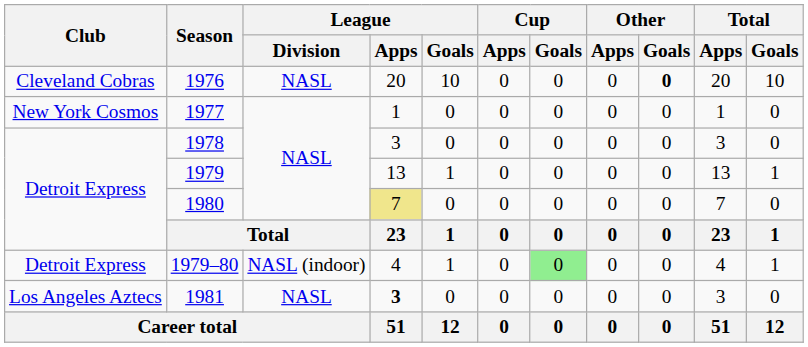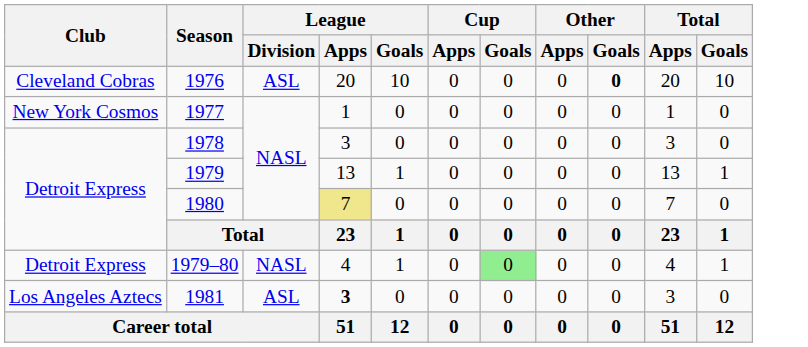(306, 81) NASL -> (281, 81) ASL
(306, 265) NASL (indoor) -> (281, 265) NASL
(306, 296) NASL -> (281, 296) ASL
